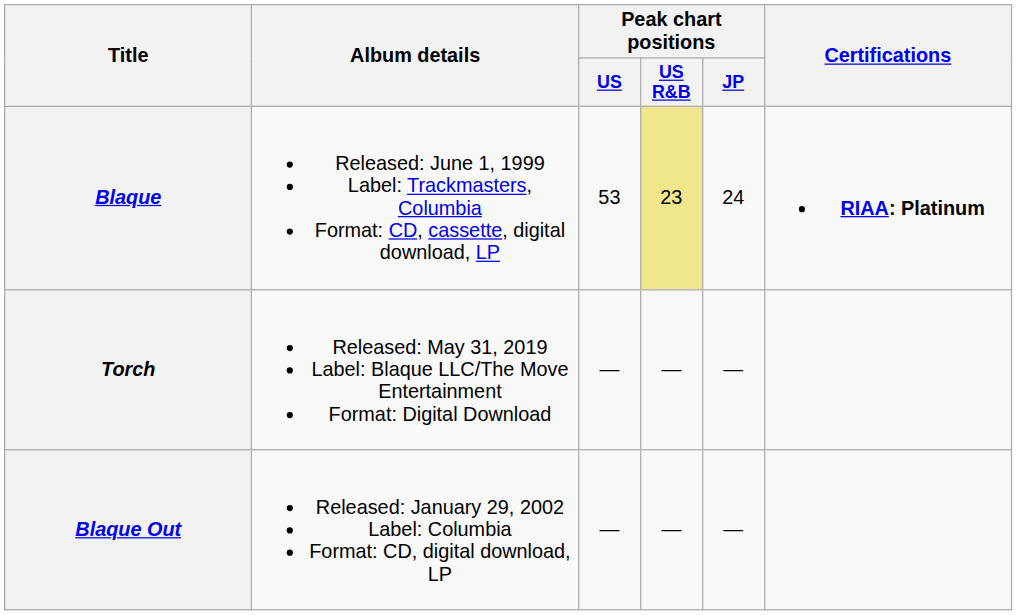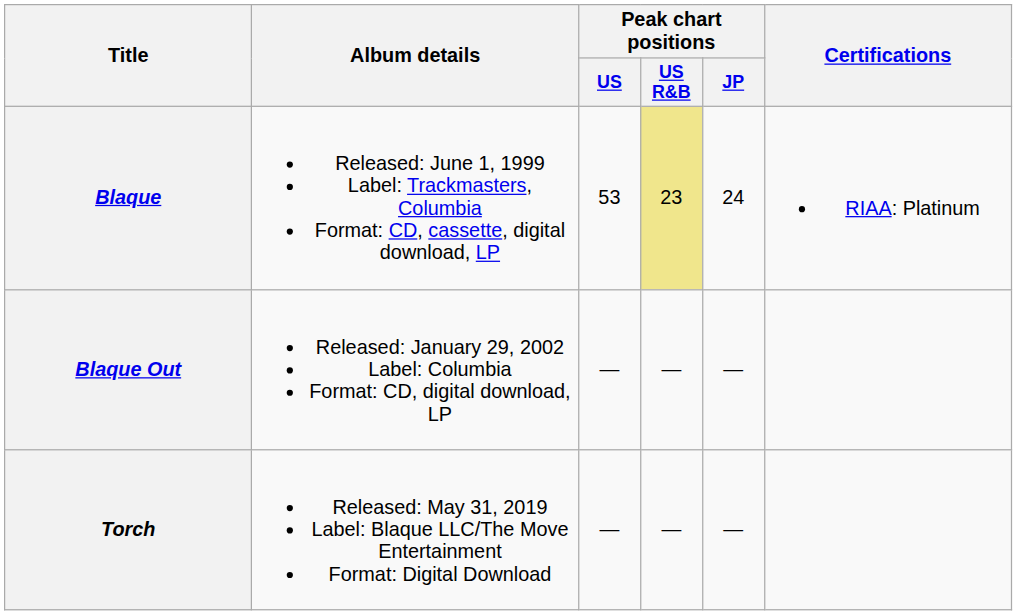(888, 209) bold -> (888, 209) normal
rows swapped: (128, 529) <-> (128, 369)
